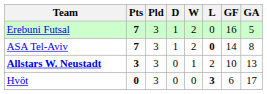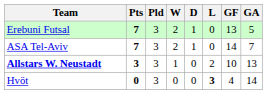columns swapped: (194, 13) <-> (175, 13)
(231, 30) 16 -> (231, 30) 13
(212, 47) bold -> (212, 47) normal
(252, 47) 8 -> (252, 47) 7
(231, 81) 6 -> (231, 81) 4
(252, 81) 17 -> (252, 81) 14
